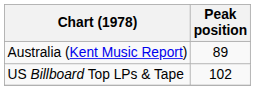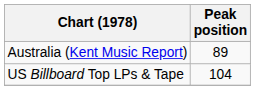(220, 74) 102 -> (220, 74) 104
